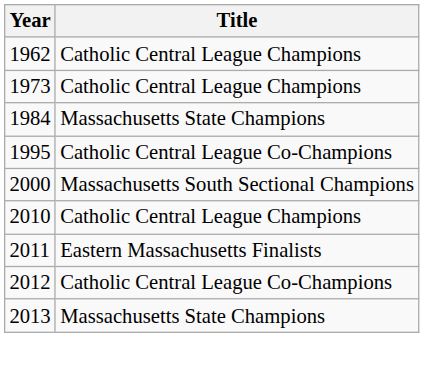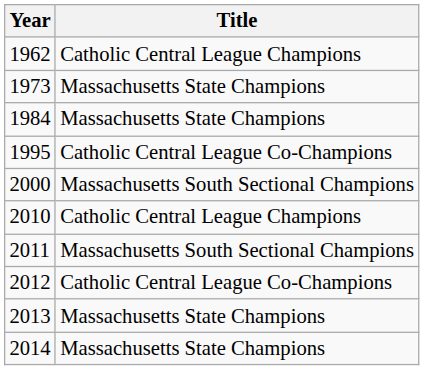(211, 86) Catholic Central League Champions -> (193, 86) Massachusetts State Champions
(191, 250) Eastern Massachusetts Finalists -> (237, 250) Massachusetts South Sectional Champions
+ row: (30, 348)
